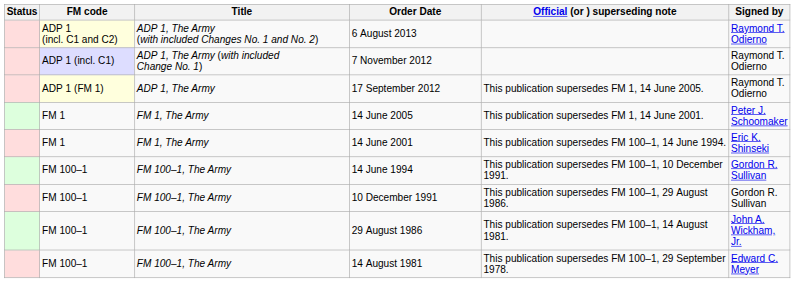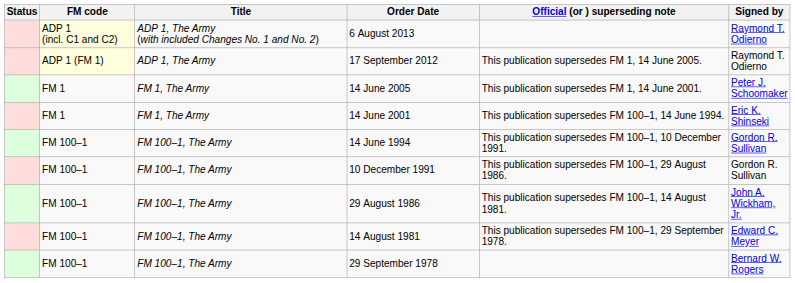- row: (392, 61)
+ row: (394, 264)
